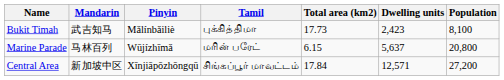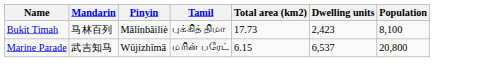(92, 29) 武吉知马 -> (92, 29) 马林百列
(92, 47) 马林百列 -> (92, 47) 武吉知马
(393, 47) 5,637 -> (323, 47) 6,537
- row: (33, 66)
